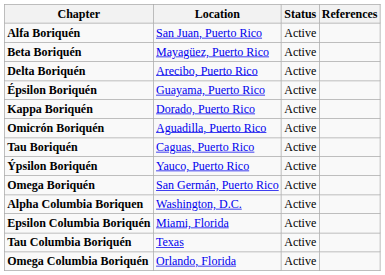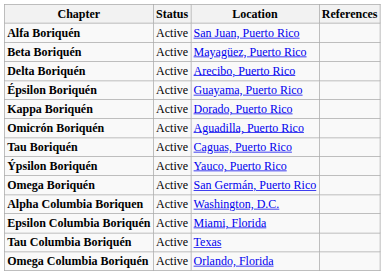columns swapped: (217, 14) <-> (300, 14)
